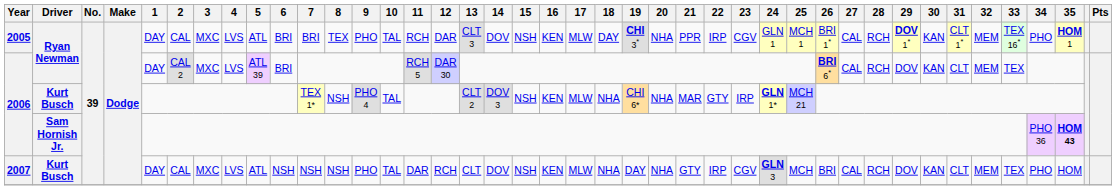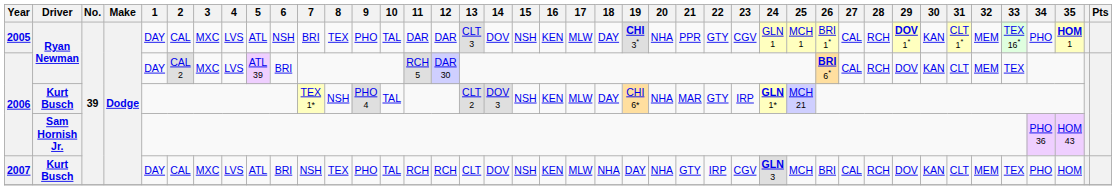(283, 37) BRI -> (283, 37) NSH
(418, 37) RCH -> (418, 37) DAR
(718, 37) IRP -> (718, 37) GTY
(609, 99) NHA -> (609, 99) DAY
(1070, 134) bold -> (1070, 134) normal
(283, 170) NSH -> (283, 170) BRI
(338, 170) NSH -> (338, 170) TEX
(418, 170) DAR -> (418, 170) RCH
